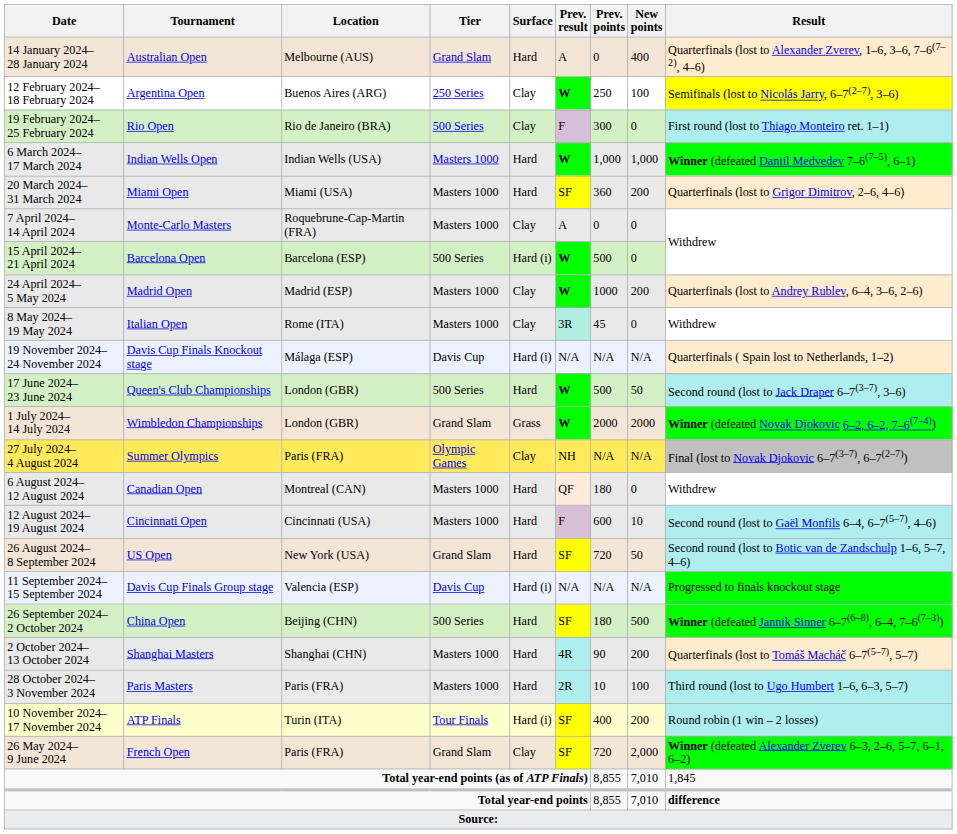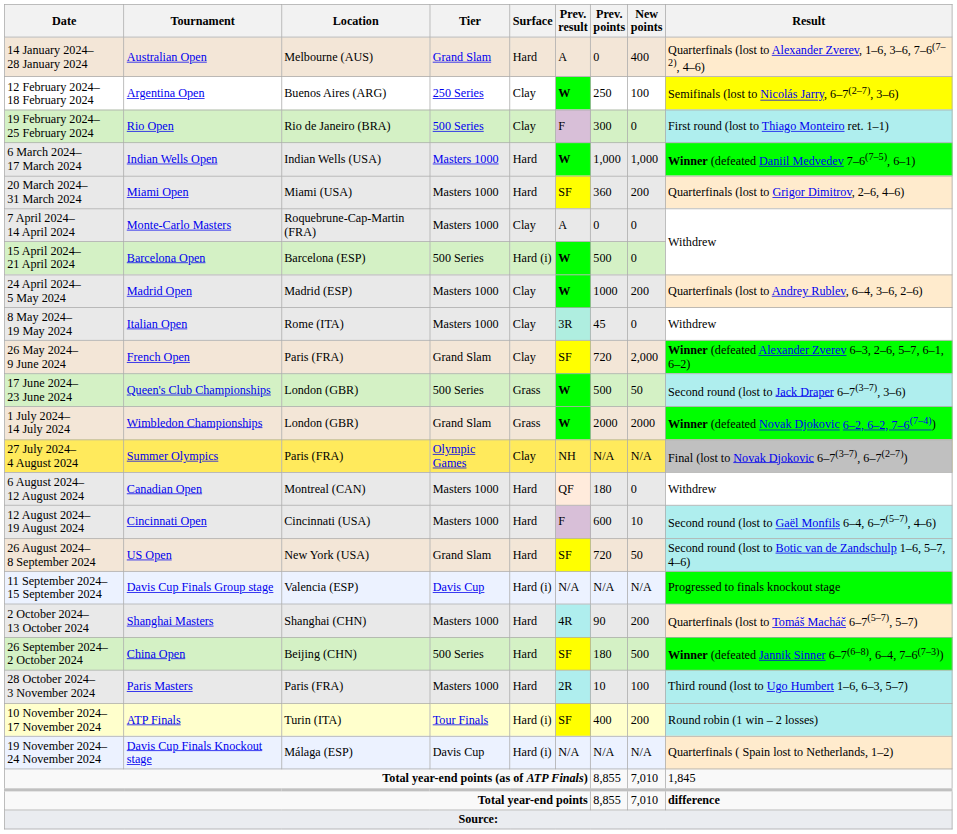rows swapped: (43, 752) <-> (57, 357)
(525, 390) Hard -> (527, 390) Grass
rows swapped: (58, 620) <-> (48, 653)
